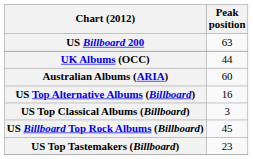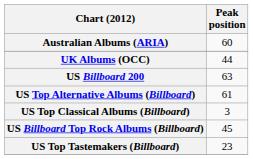rows swapped: (105, 77) <-> (105, 42)
(227, 94) 16 -> (227, 94) 61
